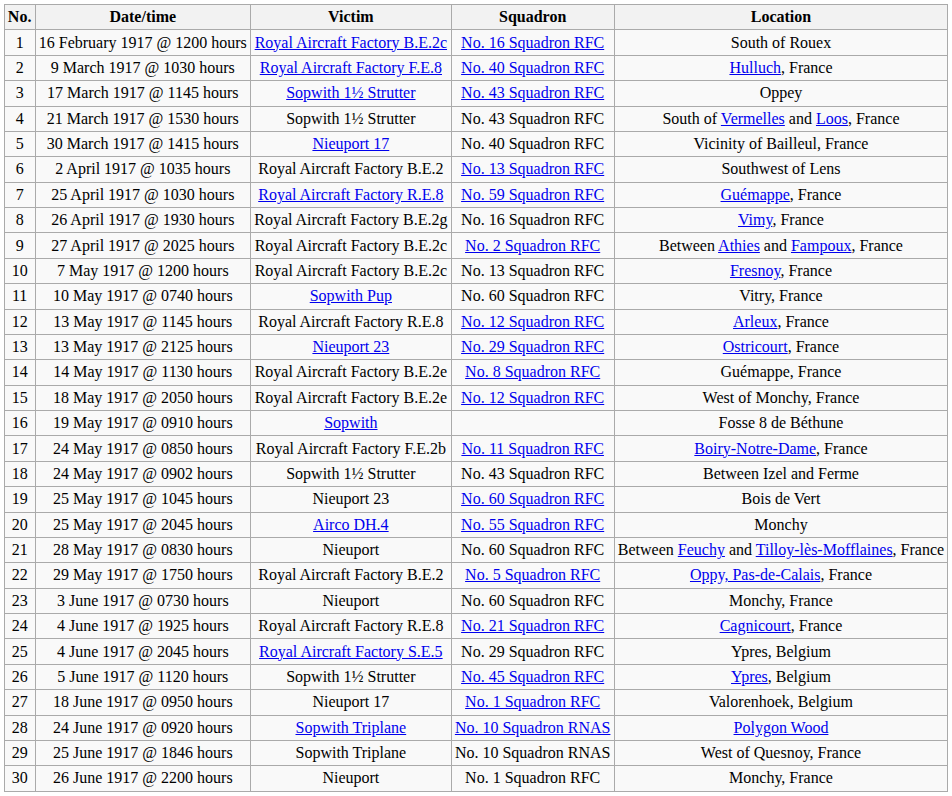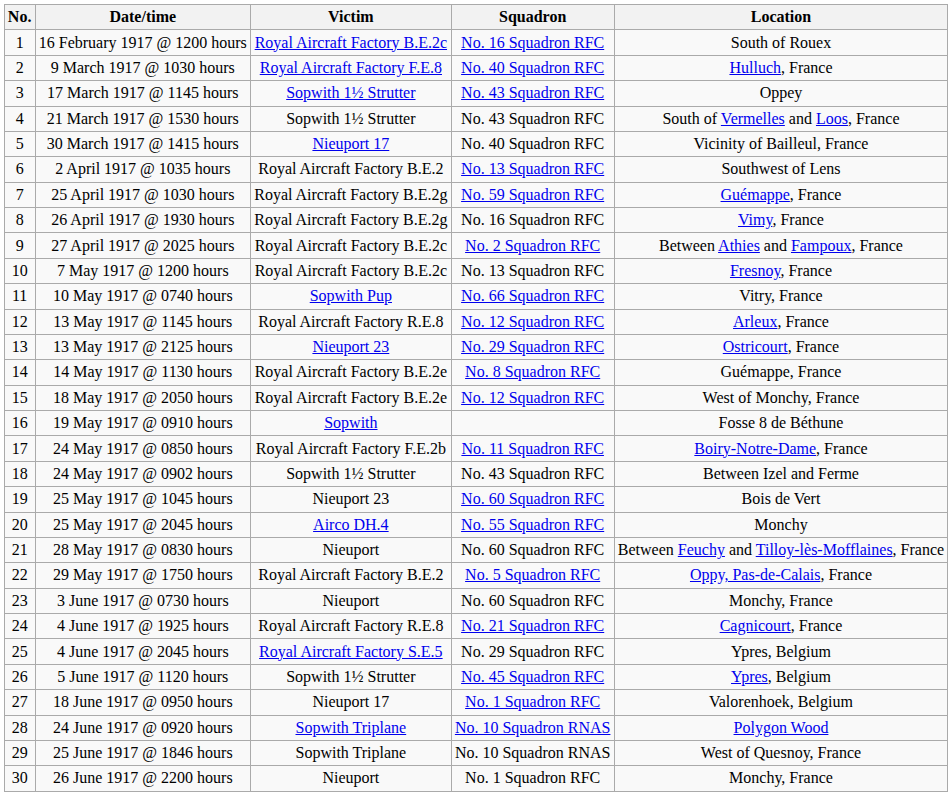(351, 194) Royal Aircraft Factory R.E.8 -> (351, 194) Royal Aircraft Factory B.E.2g
(533, 296) No. 60 Squadron RFC -> (533, 296) No. 66 Squadron RFC
